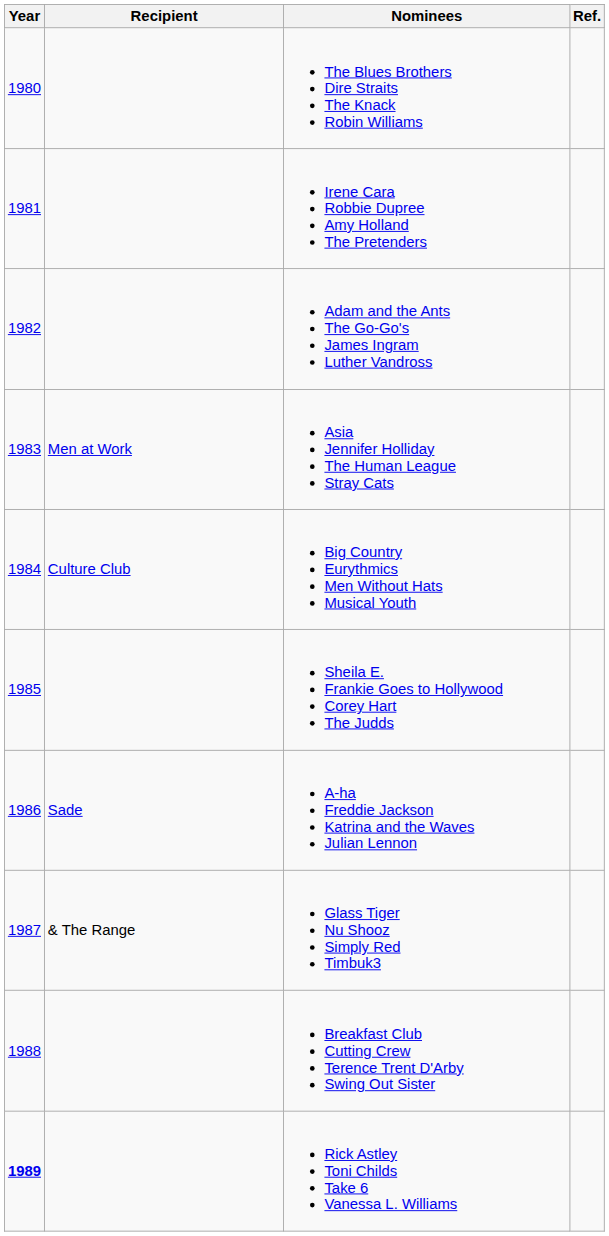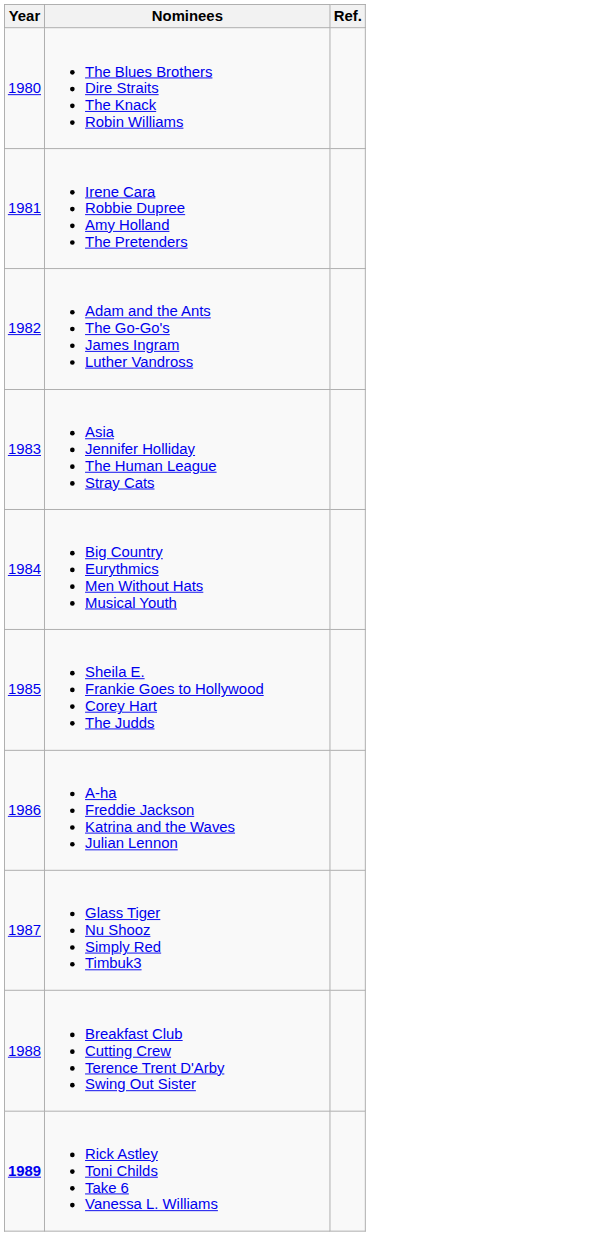- column: (164, 16)
